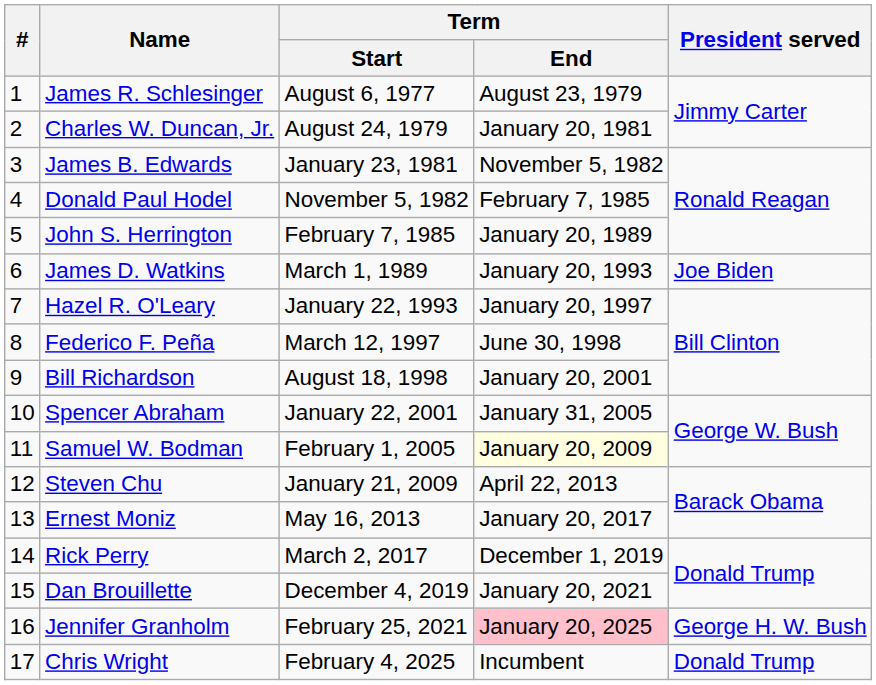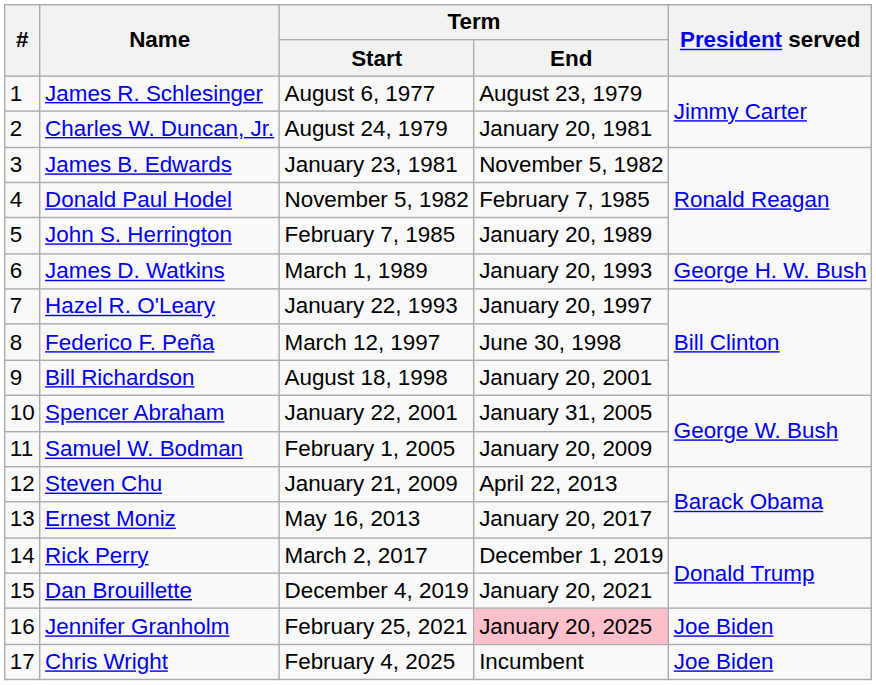(724, 270) Joe Biden -> (770, 270) George H. W. Bush
(566, 448) lightyellow background -> (566, 448) no background
(770, 626) George H. W. Bush -> (724, 626) Joe Biden
(744, 661) Donald Trump -> (724, 661) Joe Biden
